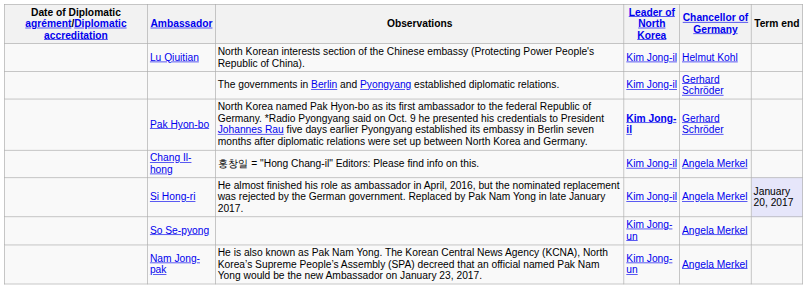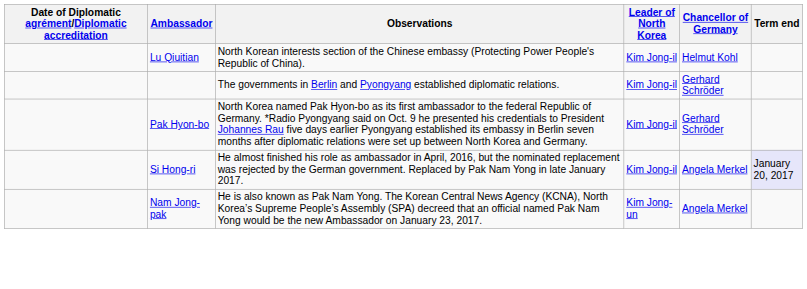(651, 124) bold -> (652, 124) normal
- row: (171, 163)
- row: (180, 231)
